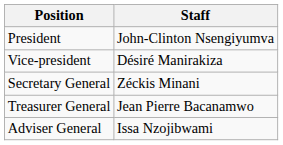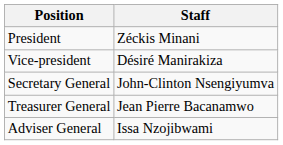(195, 38) John-Clinton Nsengiyumva -> (158, 38) Zéckis Minani
(158, 83) Zéckis Minani -> (195, 83) John-Clinton Nsengiyumva
